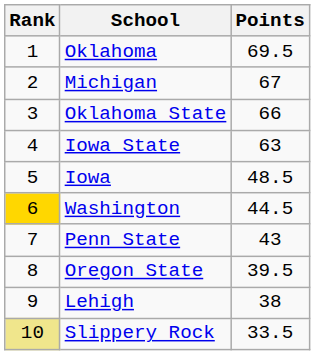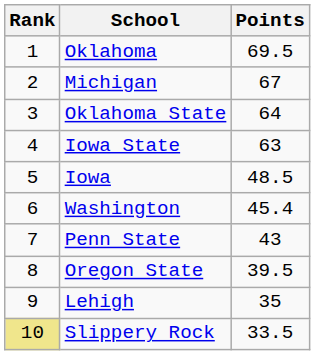(270, 114) 66 -> (270, 114) 64
(32, 209) gold background -> (32, 209) no background
(270, 209) 44.5 -> (270, 209) 45.4
(270, 303) 38 -> (270, 303) 35
